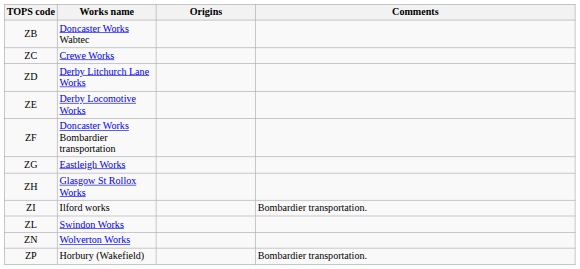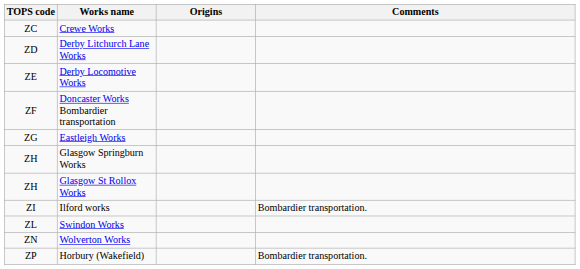- row: (94, 34)
+ row: (101, 159)
